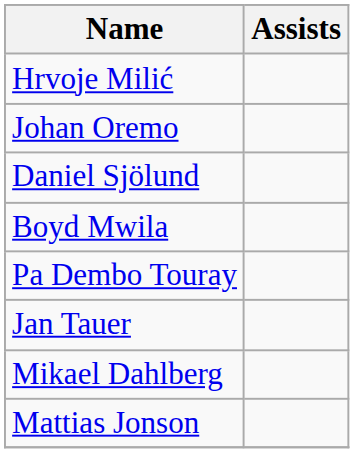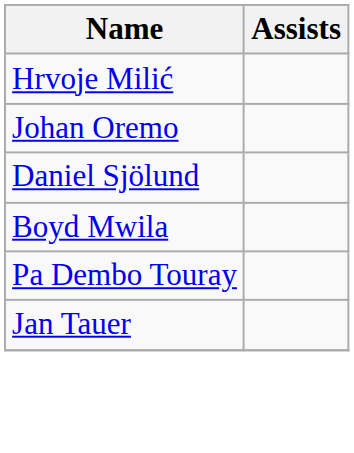- row: (117, 373)
- row: (106, 422)
